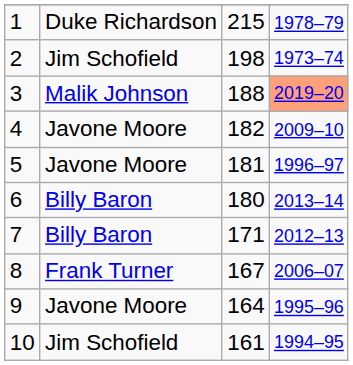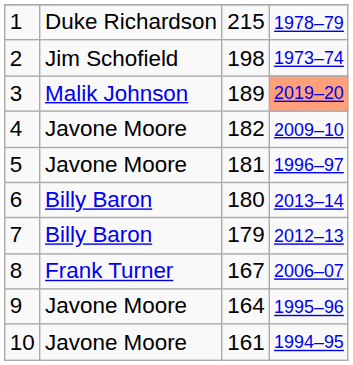(246, 93) 188 -> (246, 93) 189
(246, 235) 171 -> (246, 235) 179
(112, 341) Jim Schofield -> (116, 341) Javone Moore
